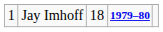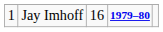(97, 15) 18 -> (97, 15) 16
